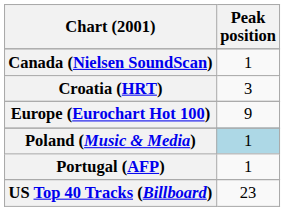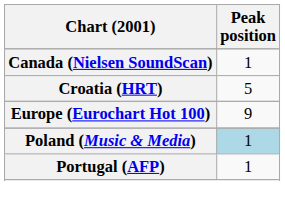(248, 88) 3 -> (248, 88) 5
- row: (110, 192)
